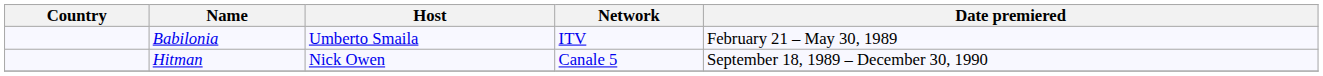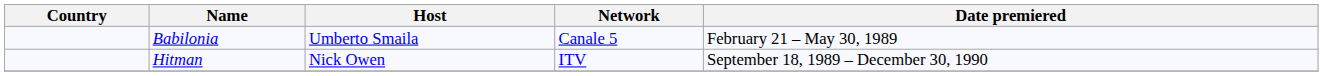(572, 37) ITV -> (588, 37) Canale 5
(588, 60) Canale 5 -> (572, 60) ITV
